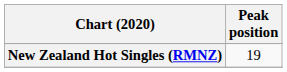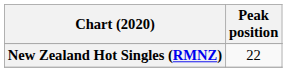(254, 55) 19 -> (254, 55) 22
